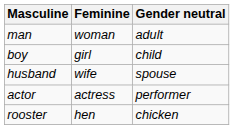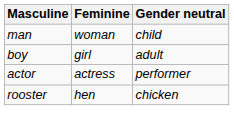(149, 34) adult -> (149, 34) child
(149, 54) child -> (149, 54) adult
- row: (32, 74)
